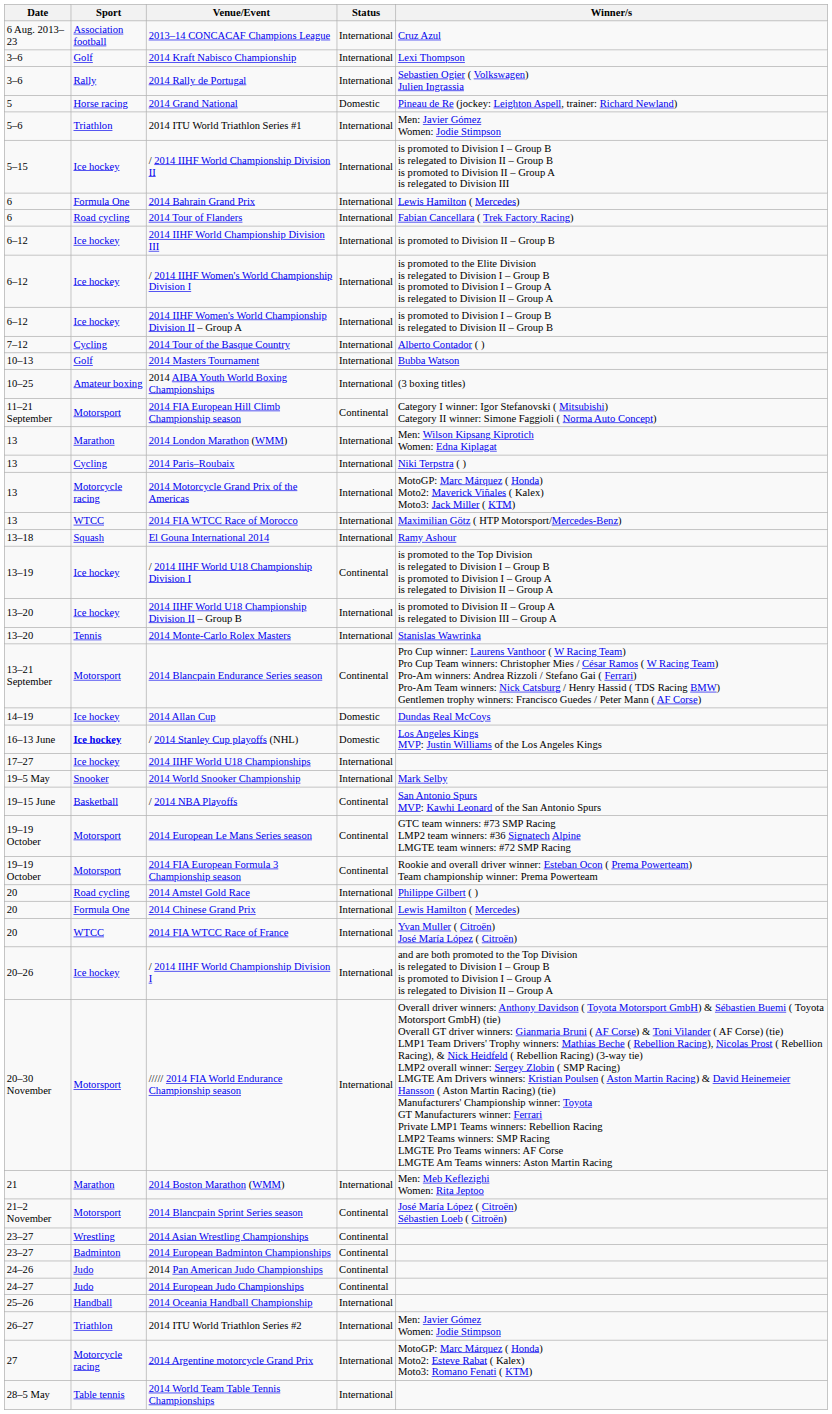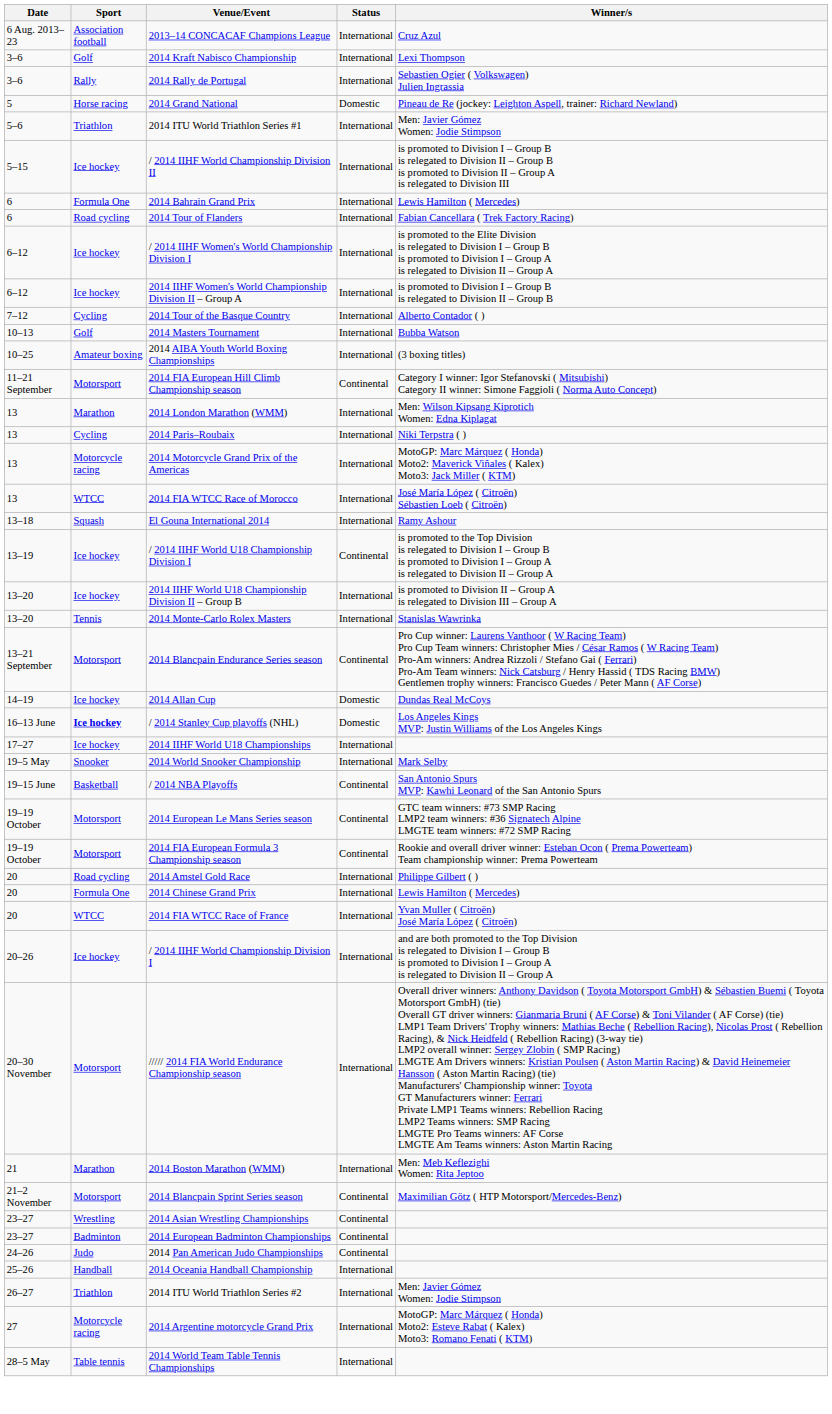- row: (237, 240)
(510, 521) Maximilian Götz ( HTP Motorsport/Mercedes-Benz) -> (457, 498) José María López ( Citroën) Sébastien Loeb ( Citroën)
(457, 1213) José María López ( Citroën) Sébastien Loeb ( Citroën) -> (510, 1196) Maximilian Götz ( HTP Motorsport/Mercedes-Benz)
- row: (226, 1286)
